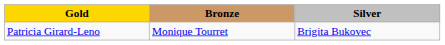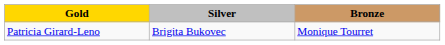columns swapped: (367, 13) <-> (222, 13)
